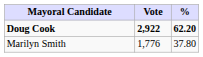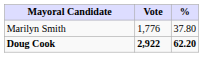rows swapped: (31, 28) <-> (36, 44)
